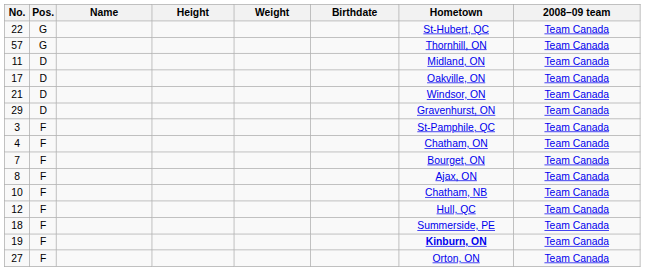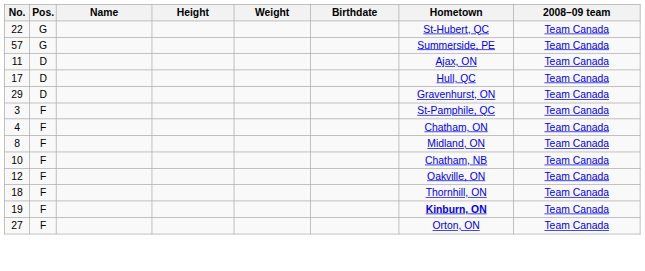(456, 46) Thornhill, ON -> (456, 46) Summerside, PE
(456, 62) Midland, ON -> (456, 62) Ajax, ON
(456, 78) Oakville, ON -> (456, 78) Hull, QC
- row: (17, 95)
- row: (17, 160)
(456, 177) Ajax, ON -> (456, 144) Midland, ON
(456, 210) Hull, QC -> (456, 177) Oakville, ON
(456, 226) Summerside, PE -> (456, 193) Thornhill, ON
